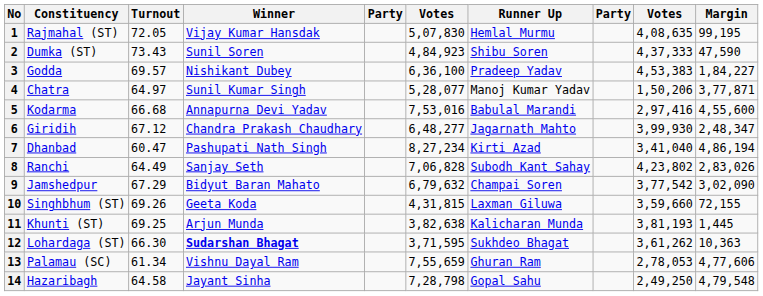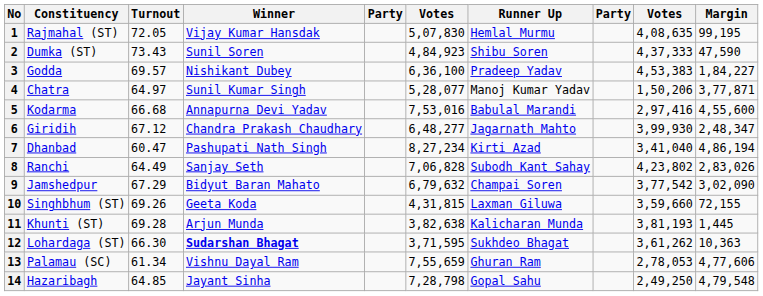(149, 224) 69.25 -> (149, 224) 69.28
(149, 281) 64.58 -> (149, 281) 64.85
